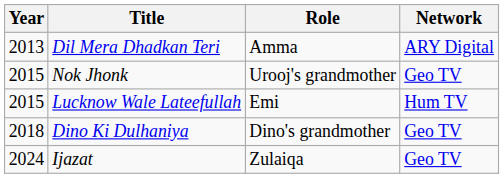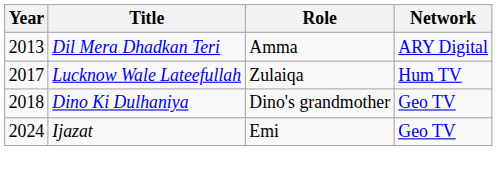- row: (90, 74)
(26, 103) 2015 -> (26, 74) 2017
(264, 103) Emi -> (276, 74) Zulaiqa
(276, 159) Zulaiqa -> (264, 131) Emi
